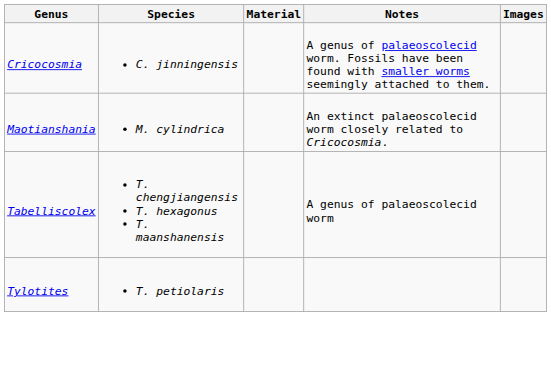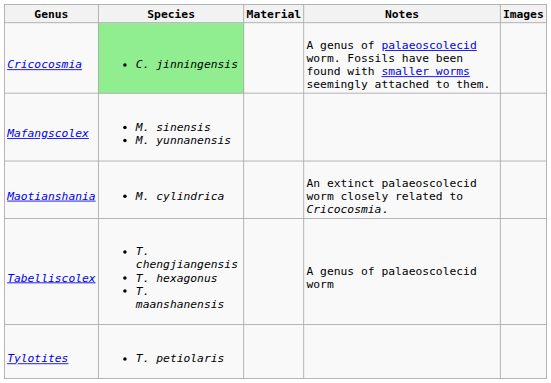(171, 65) no background -> (171, 65) lightgreen background
+ row: (48, 134)
